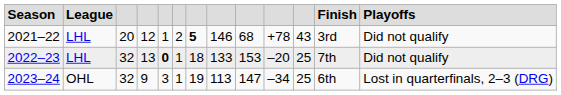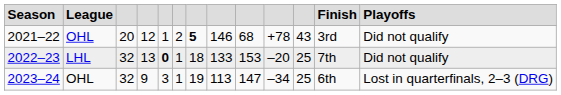(78, 36) LHL -> (80, 36) OHL
